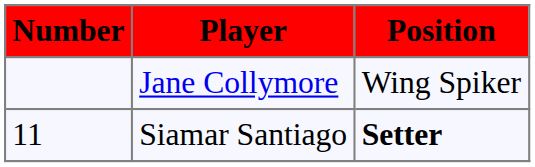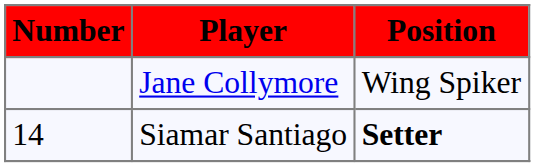(28, 134) 11 -> (28, 134) 14
